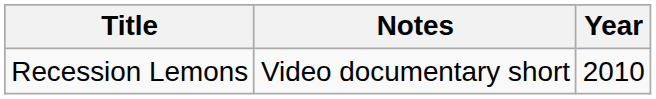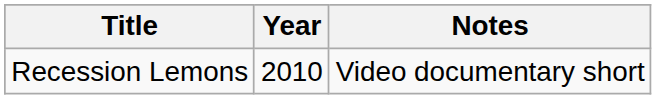columns swapped: (614, 26) <-> (415, 26)
